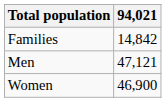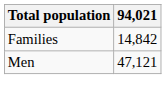- row: (30, 85)
